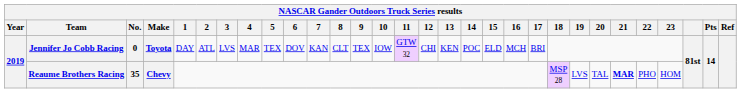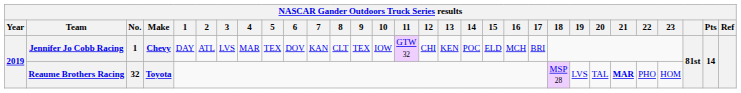(135, 48) 0 -> (135, 48) 1
(159, 48) Toyota -> (159, 48) Chevy
(135, 74) 35 -> (135, 74) 32
(159, 74) Chevy -> (159, 74) Toyota
